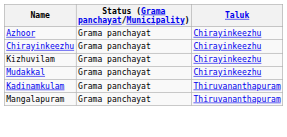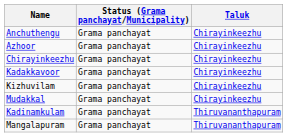+ row: (33, 33)
+ row: (33, 73)
